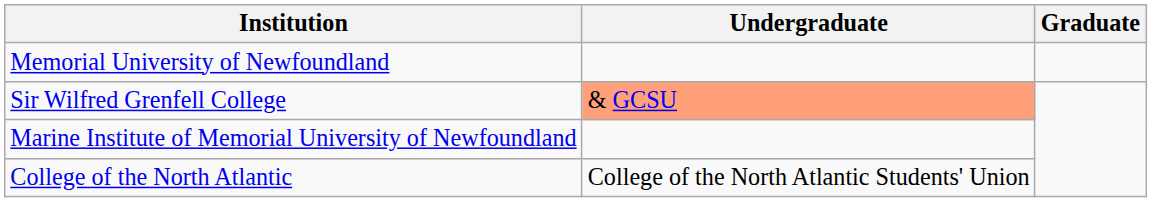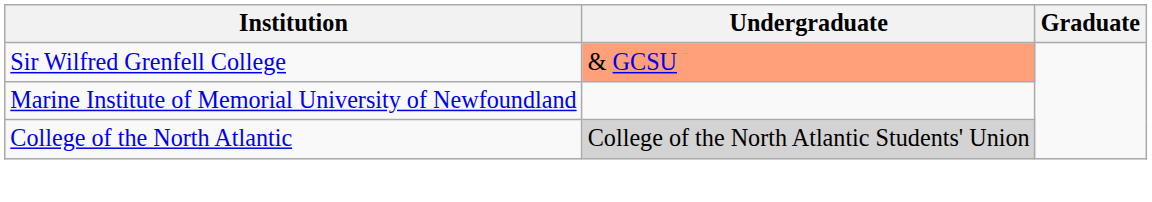- row: (200, 61)
(809, 176) no background -> (809, 138) lightgrey background
